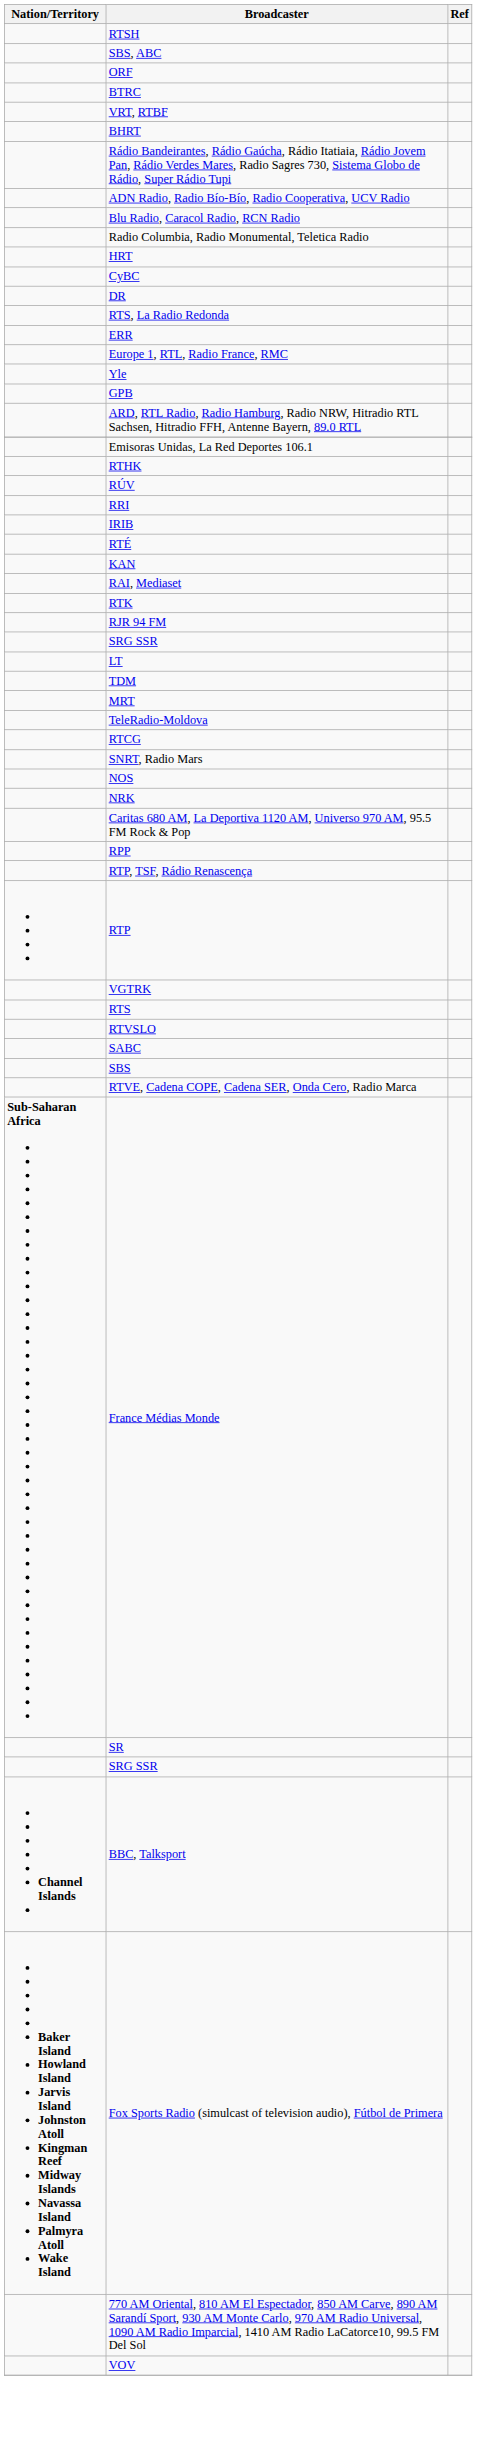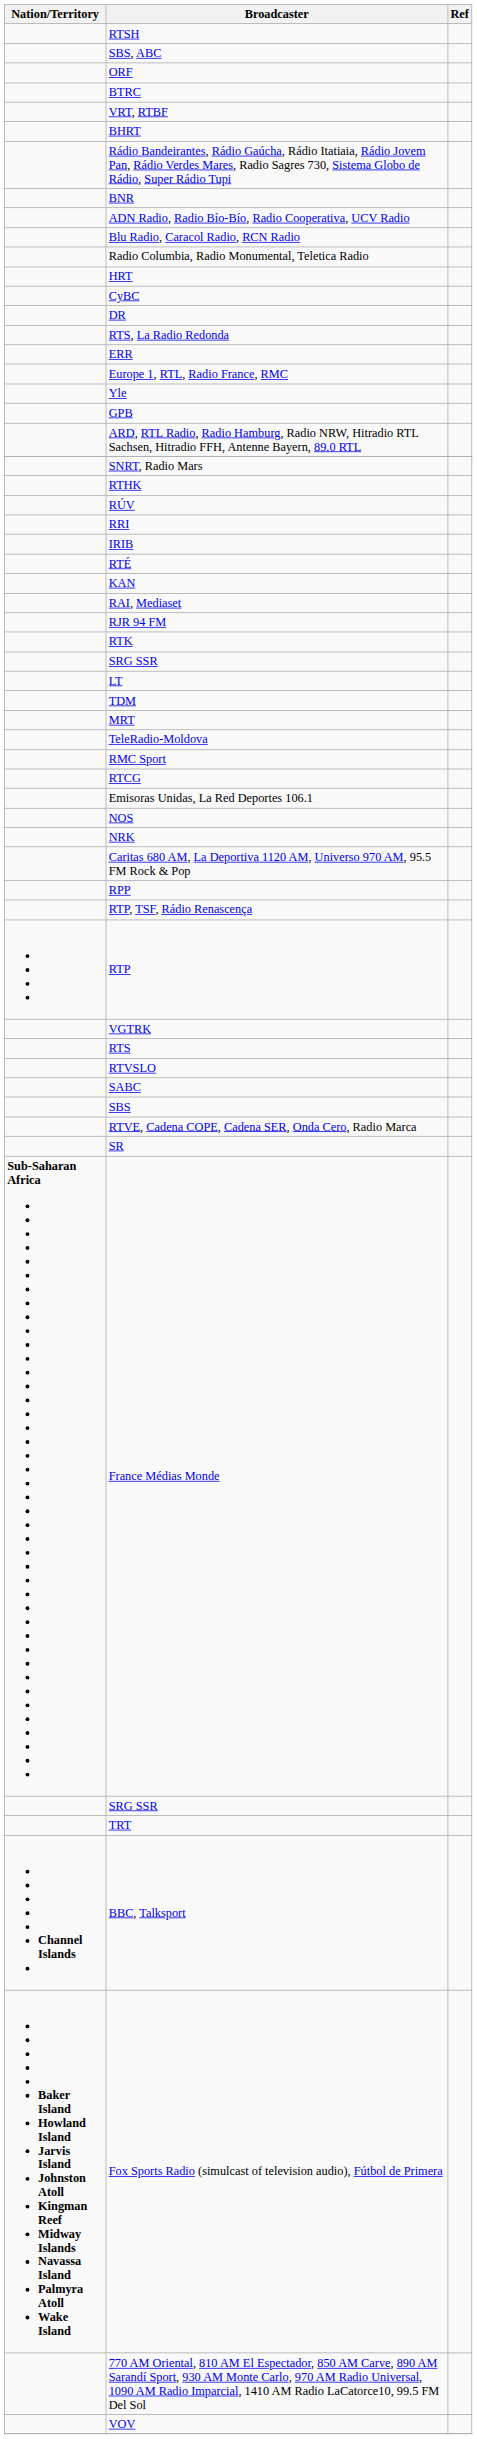+ row: (55, 198)
rows swapped: (55, 447) <-> (55, 759)
rows swapped: (55, 622) <-> (55, 603)
+ row: (55, 759)
rows swapped: (55, 1411) <-> (55, 1747)
+ row: (55, 1825)
